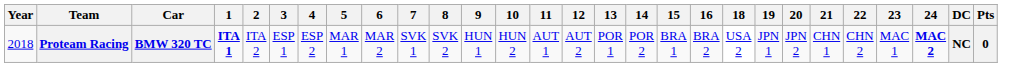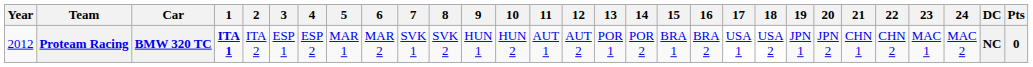+ column: (739, 14)
(20, 43) 2018 -> (20, 43) 2012
(931, 43) bold -> (962, 43) normal
